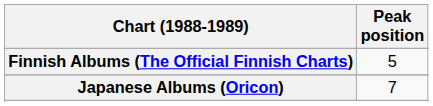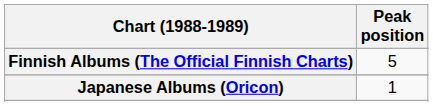(392, 87) 7 -> (392, 87) 1
